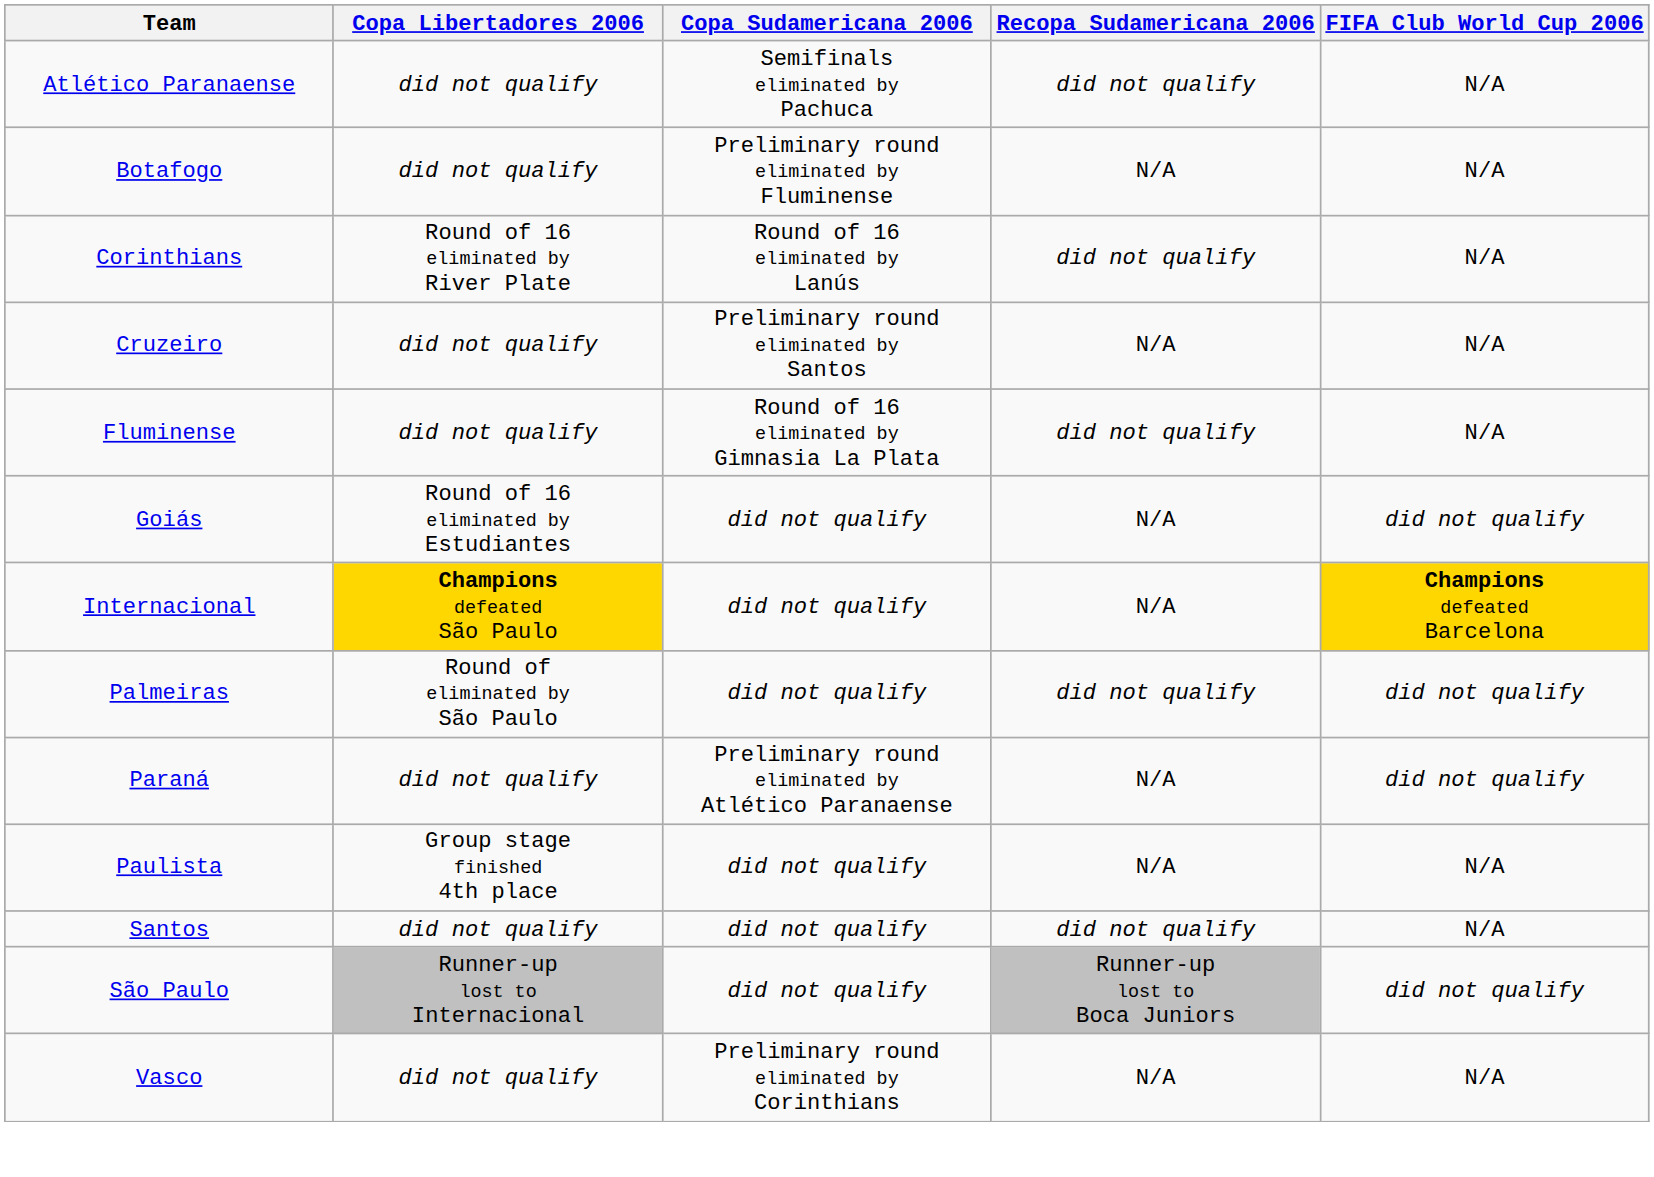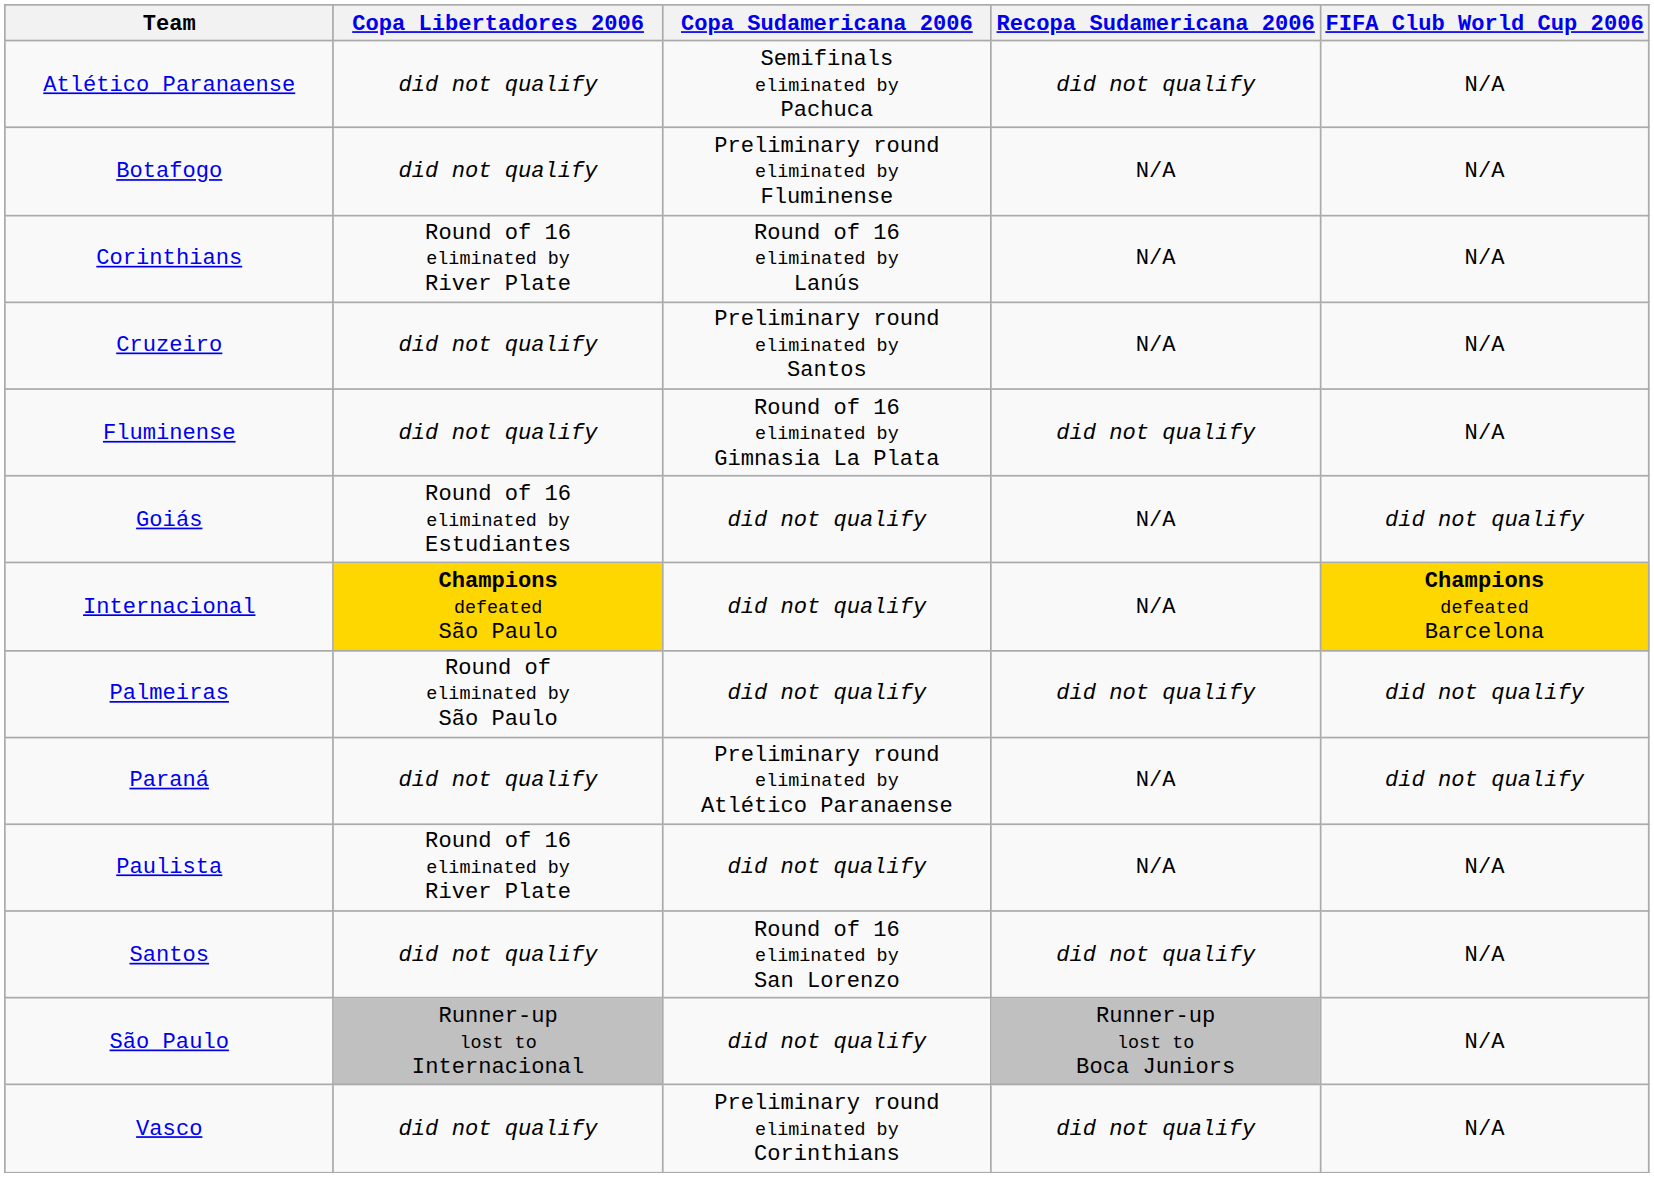(1156, 258) did not qualify -> (1156, 258) N/A
(498, 868) Group stage finished 4th place -> (498, 868) Round of 16 eliminated by River Plate
(827, 929) did not qualify -> (827, 955) Round of 16 eliminated by San Lorenzo
(1485, 991) did not qualify -> (1485, 1042) N/A
(1156, 1078) N/A -> (1156, 1129) did not qualify
